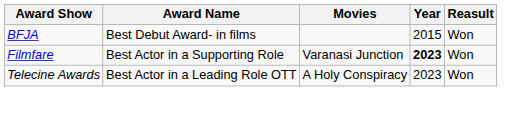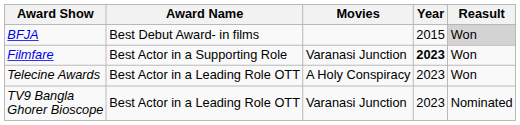(460, 34) no background -> (464, 34) lightgrey background
+ row: (55, 103)
